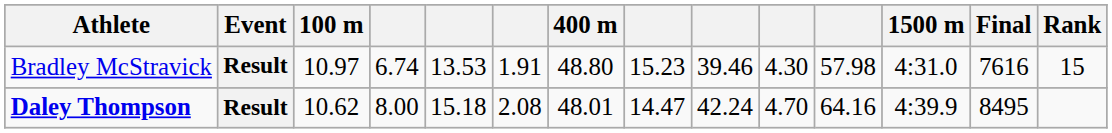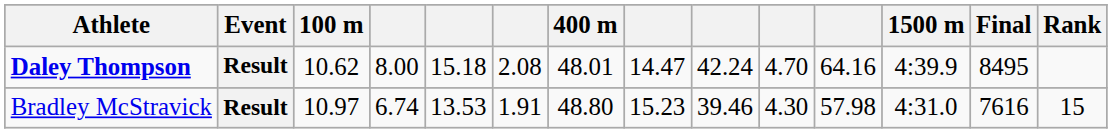rows swapped: (111, 66) <-> (101, 107)
